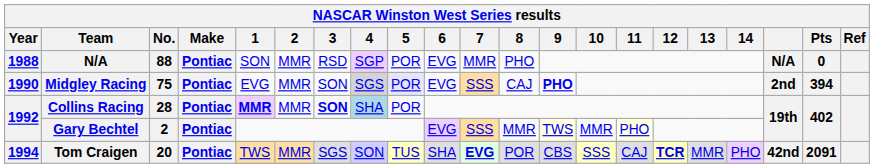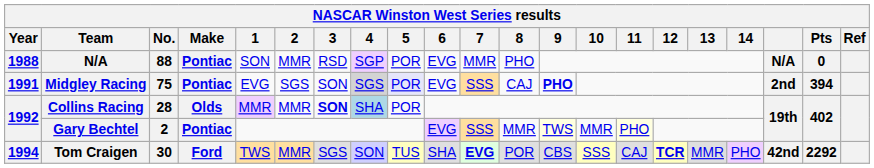(23, 84) 1990 -> (23, 84) 1991
(295, 84) MMR -> (295, 84) SGS
(207, 107) Pontiac -> (207, 107) Olds
(255, 107) bold -> (255, 107) normal
(164, 152) 20 -> (164, 152) 30
(207, 152) Pontiac -> (207, 152) Ford
(821, 152) 2091 -> (821, 152) 2292
